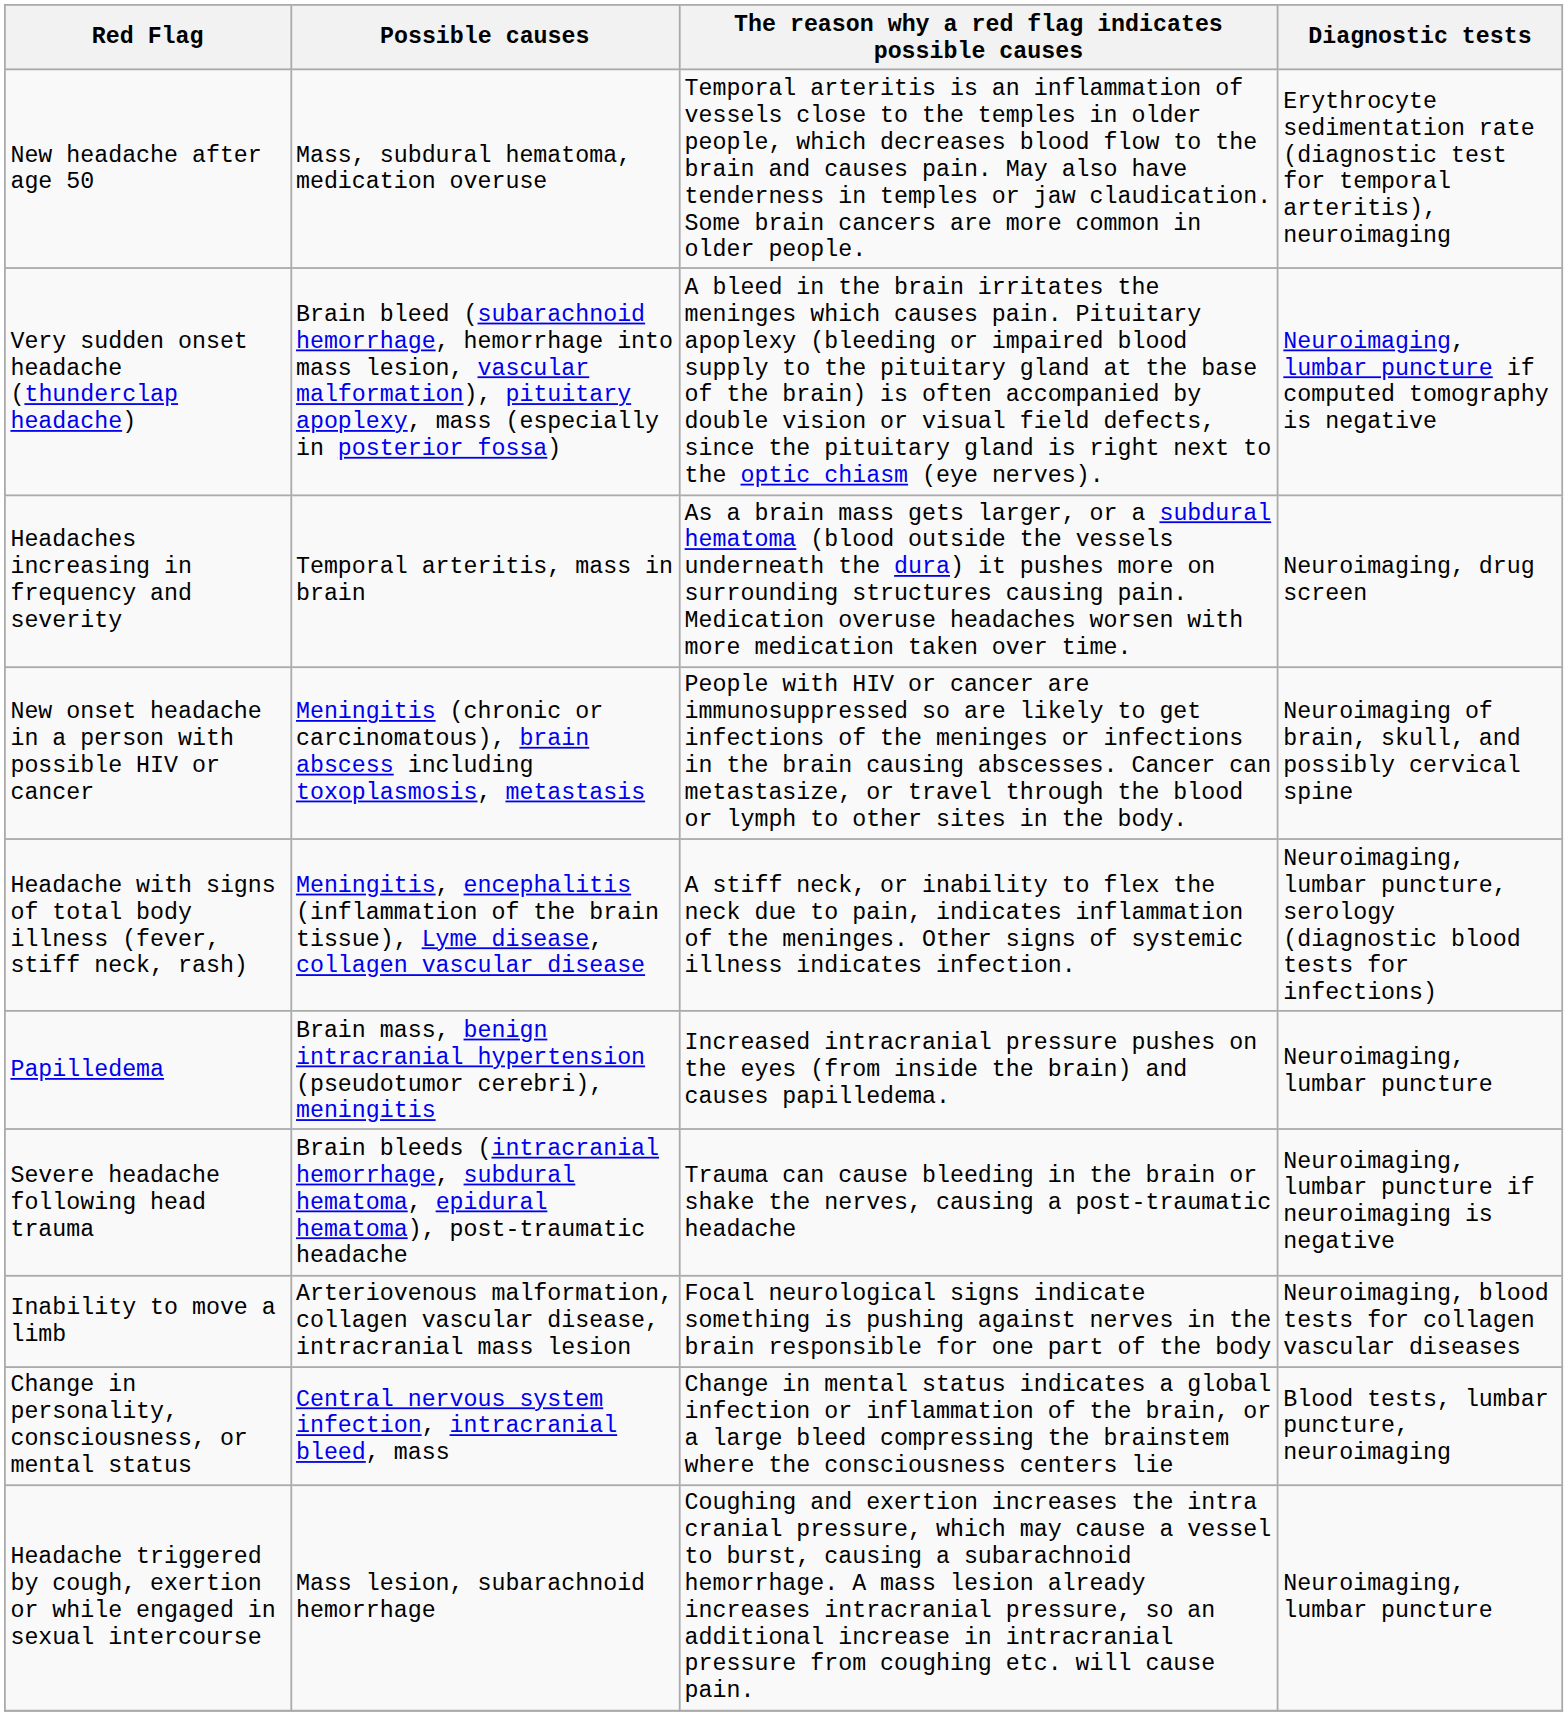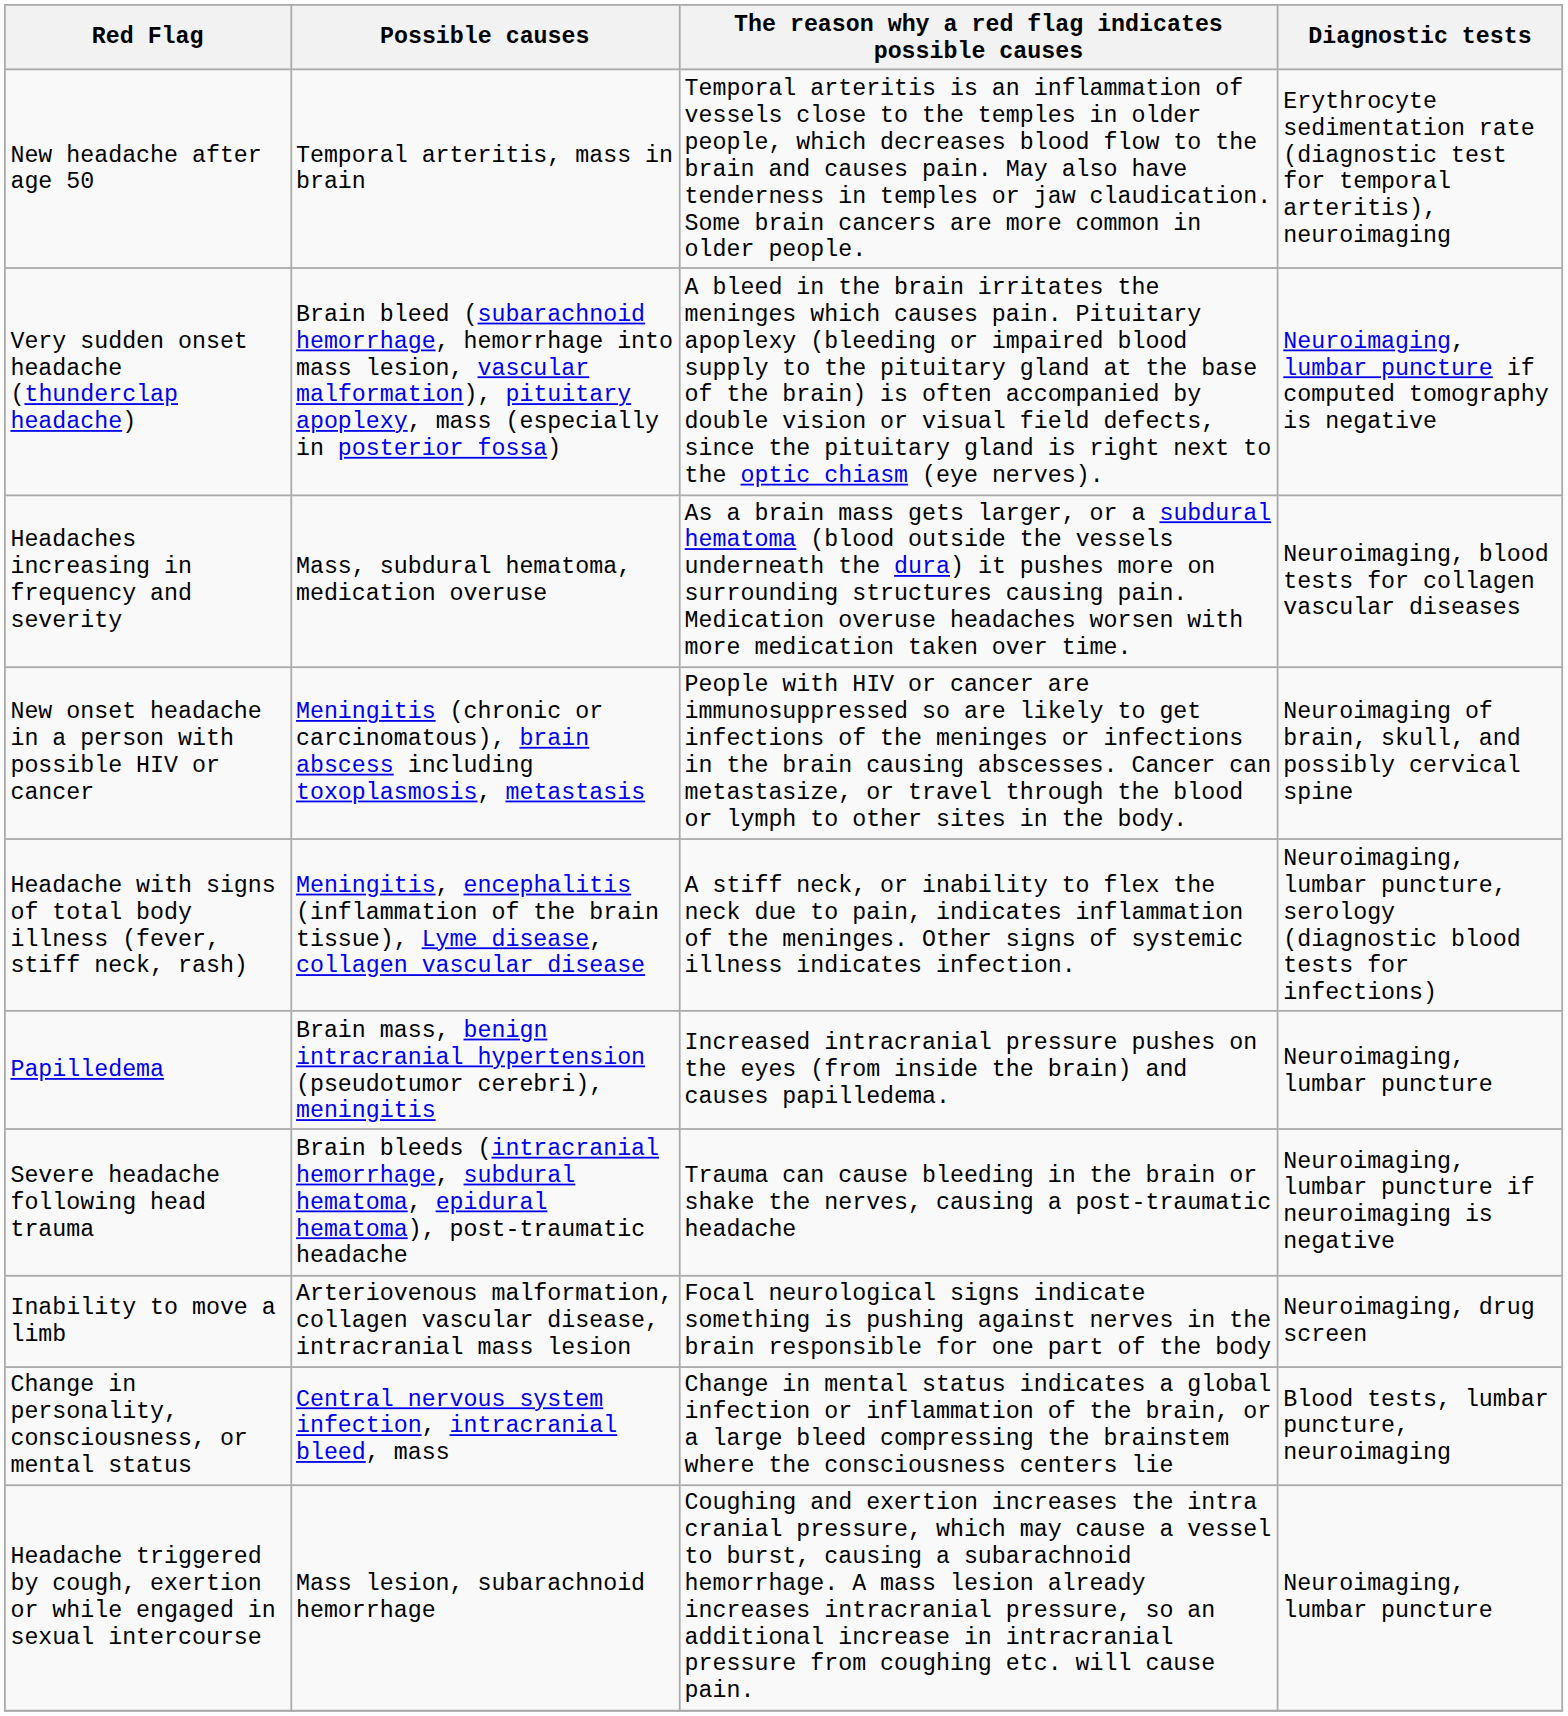(464, 169) Mass, subdural hematoma, medication overuse -> (484, 169) Temporal arteritis, mass in brain
(484, 581) Temporal arteritis, mass in brain -> (464, 581) Mass, subdural hematoma, medication overuse
(1409, 581) Neuroimaging, drug screen -> (1416, 581) Neuroimaging, blood tests for collagen vascular diseases
(1416, 1321) Neuroimaging, blood tests for collagen vascular diseases -> (1409, 1321) Neuroimaging, drug screen
